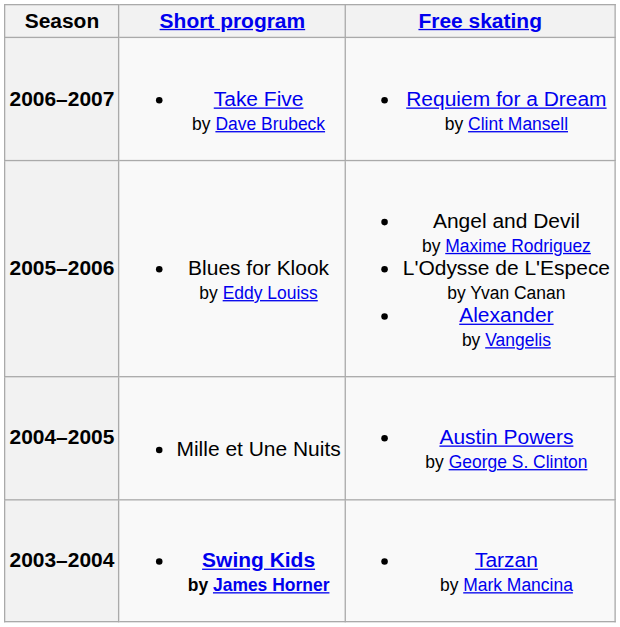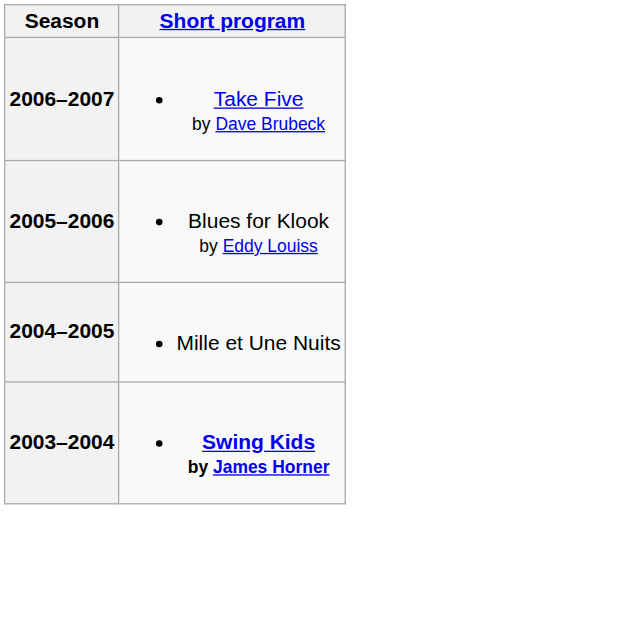- column: (480, 21)
